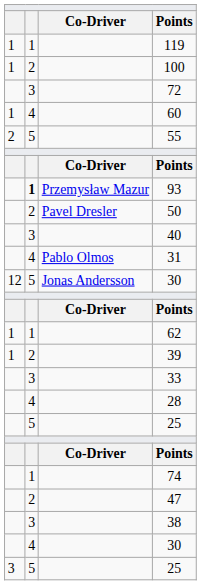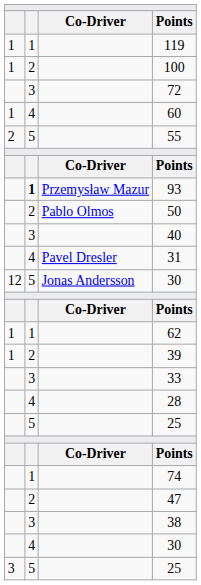(79, 211) Pavel Dresler -> (78, 211) Pablo Olmos
(78, 257) Pablo Olmos -> (79, 257) Pavel Dresler
